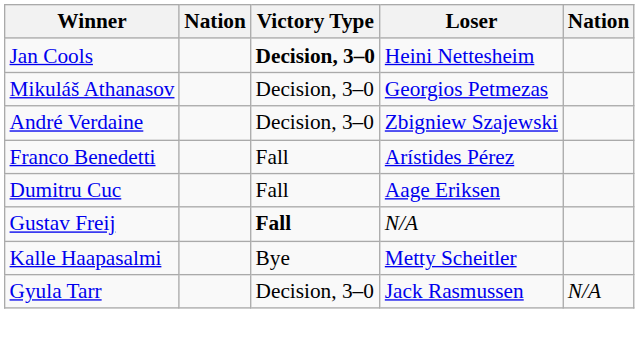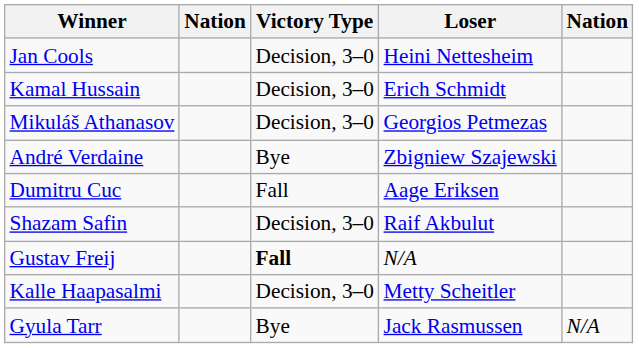(315, 55) bold -> (315, 55) normal
+ row: (75, 88)
(315, 122) Decision, 3–0 -> (273, 156) Bye
- row: (83, 156)
+ row: (68, 223)
(273, 257) Bye -> (315, 291) Decision, 3–0
(315, 291) Decision, 3–0 -> (273, 325) Bye
